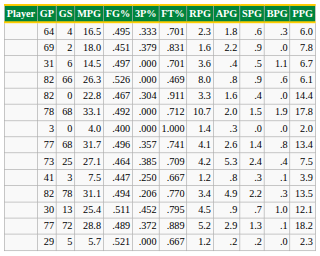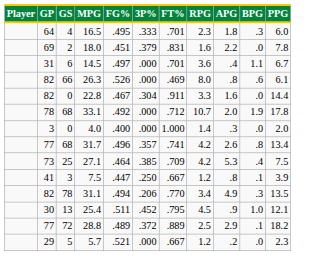- column: (252, 13)
(205, 145) 4.1 -> (205, 145) 4.2
(205, 226) 5.2 -> (205, 226) 2.5
